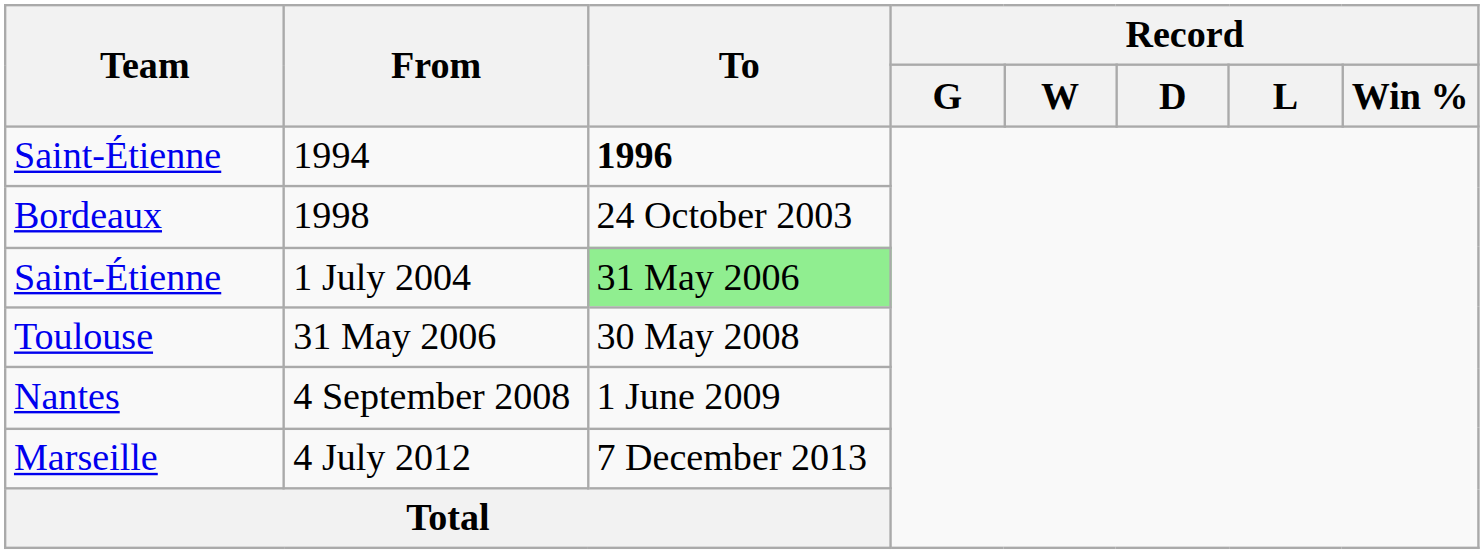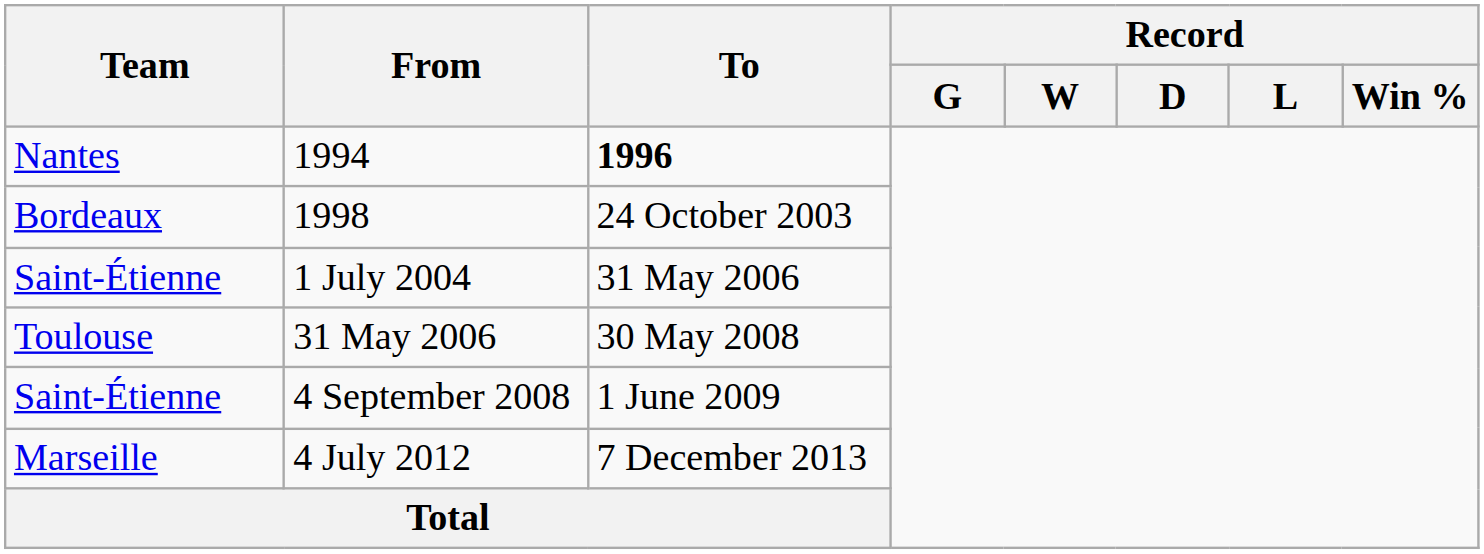(118, 155) Saint-Étienne -> (67, 155) Nantes
(698, 276) lightgreen background -> (698, 276) no background
(67, 397) Nantes -> (118, 397) Saint-Étienne
